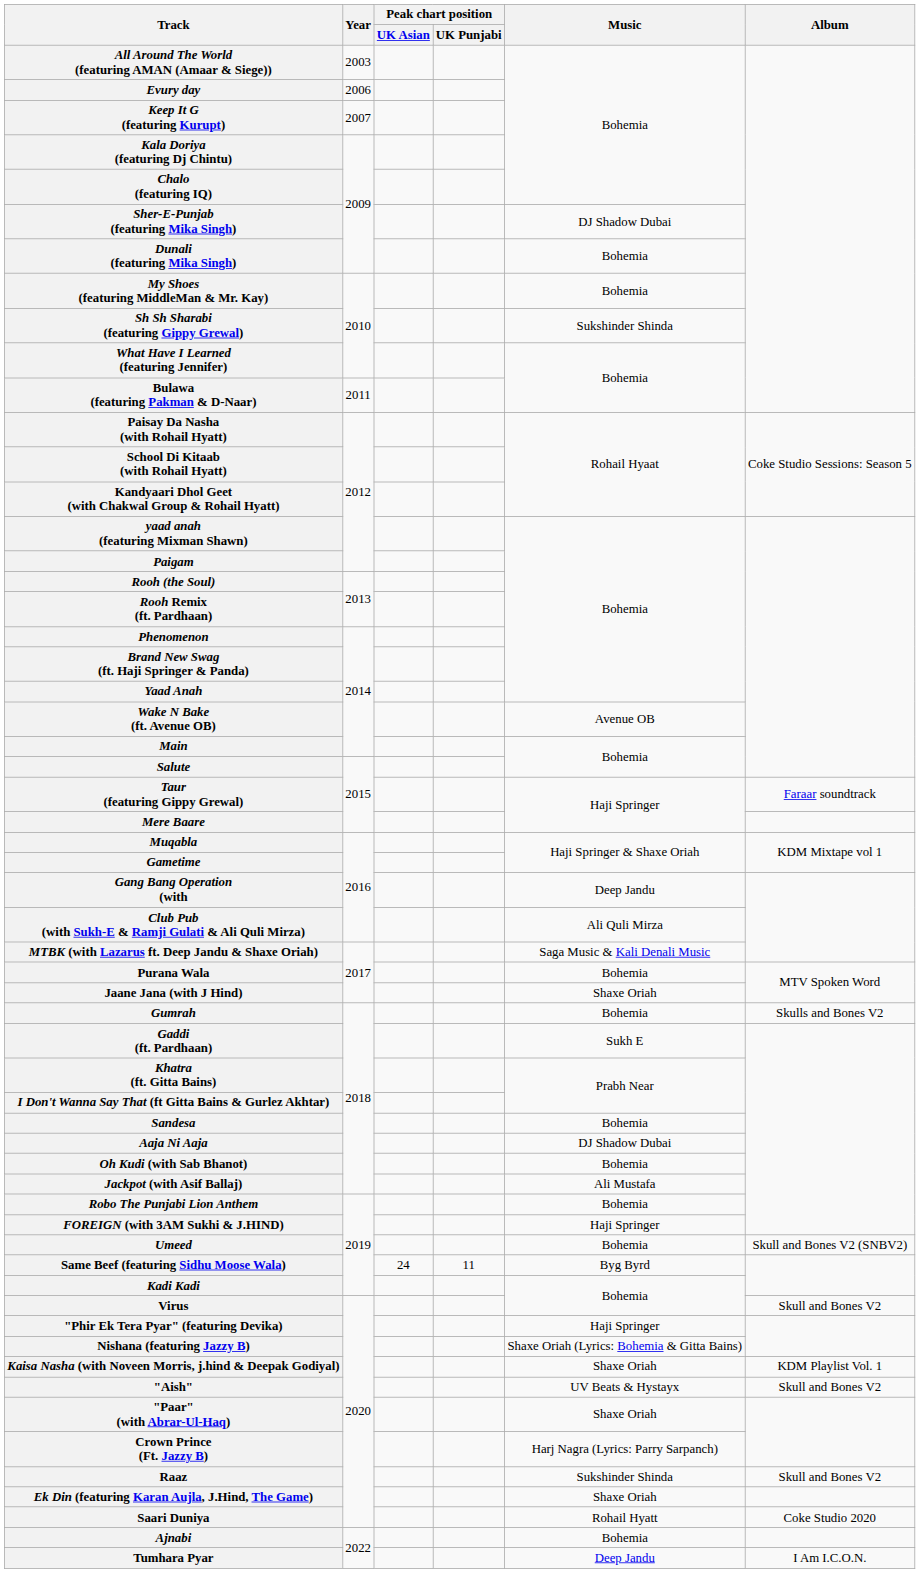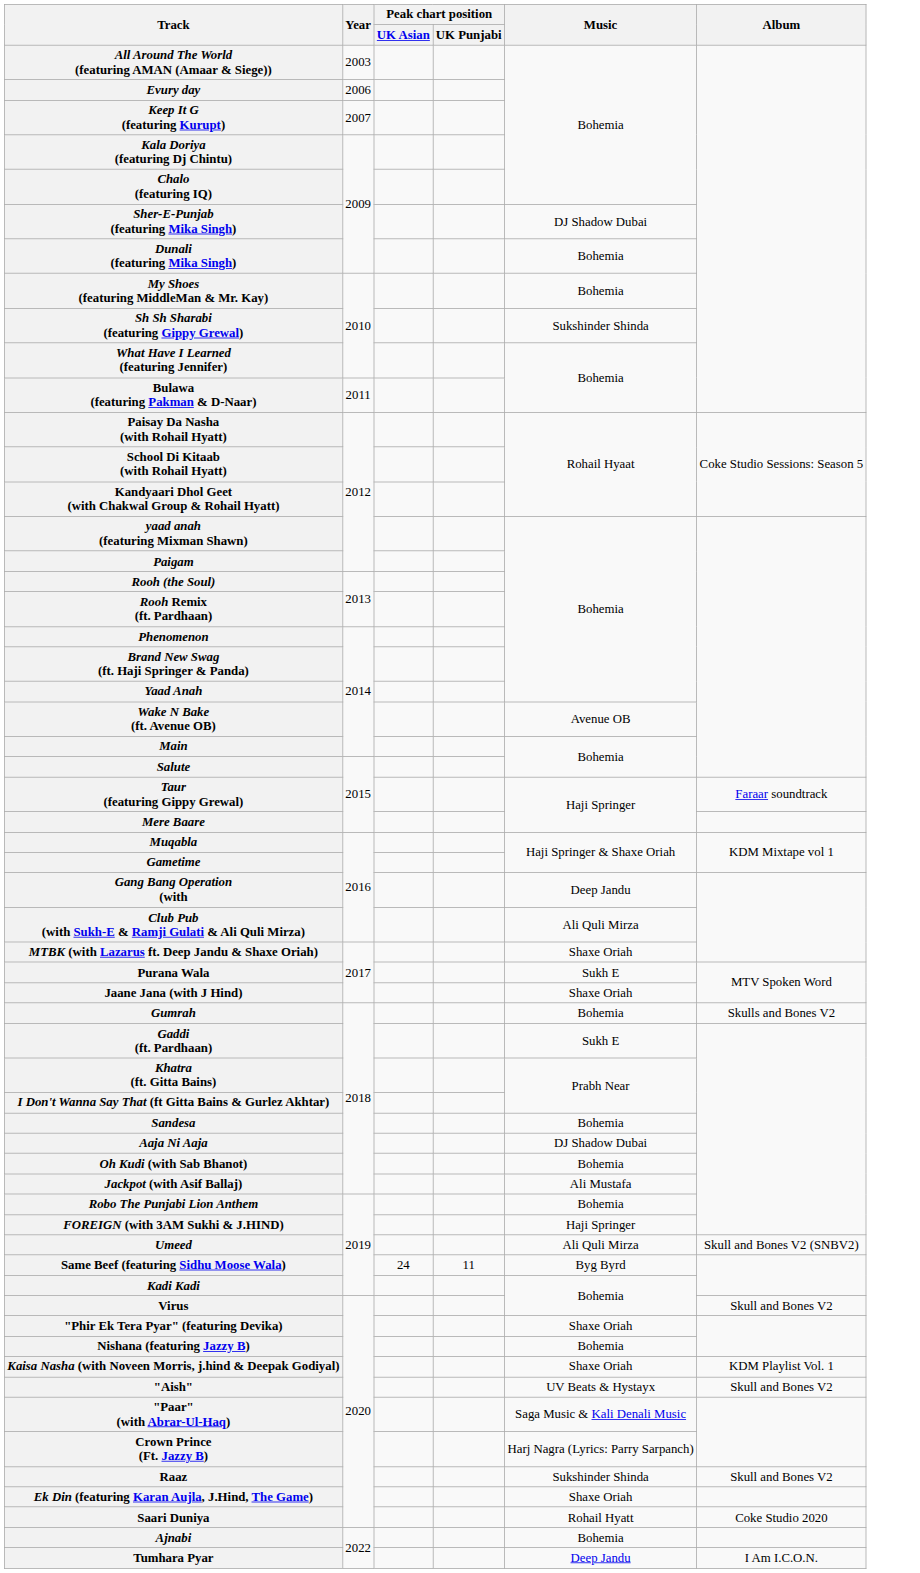(625, 952) Saga Music & Kali Denali Music -> (601, 952) Shaxe Oriah
(625, 972) Bohemia -> (601, 972) Sukh E
(625, 1244) Bohemia -> (601, 1244) Ali Quli Mirza
(625, 1326) Haji Springer -> (601, 1326) Shaxe Oriah
(625, 1346) Shaxe Oriah (Lyrics: Bohemia & Gitta Bains) -> (601, 1346) Bohemia
(625, 1414) Shaxe Oriah -> (601, 1414) Saga Music & Kali Denali Music
